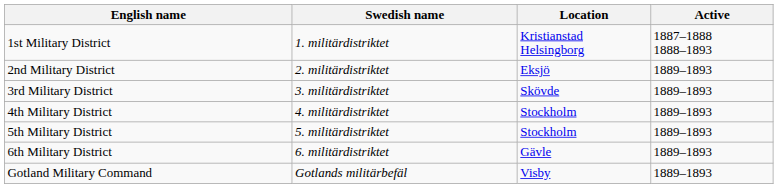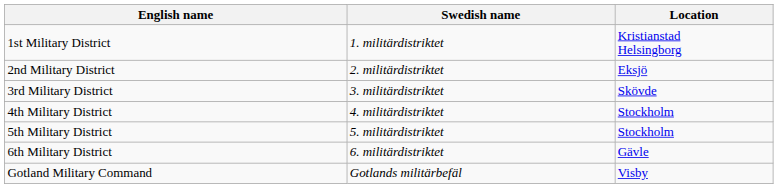- column: (712, 14)
